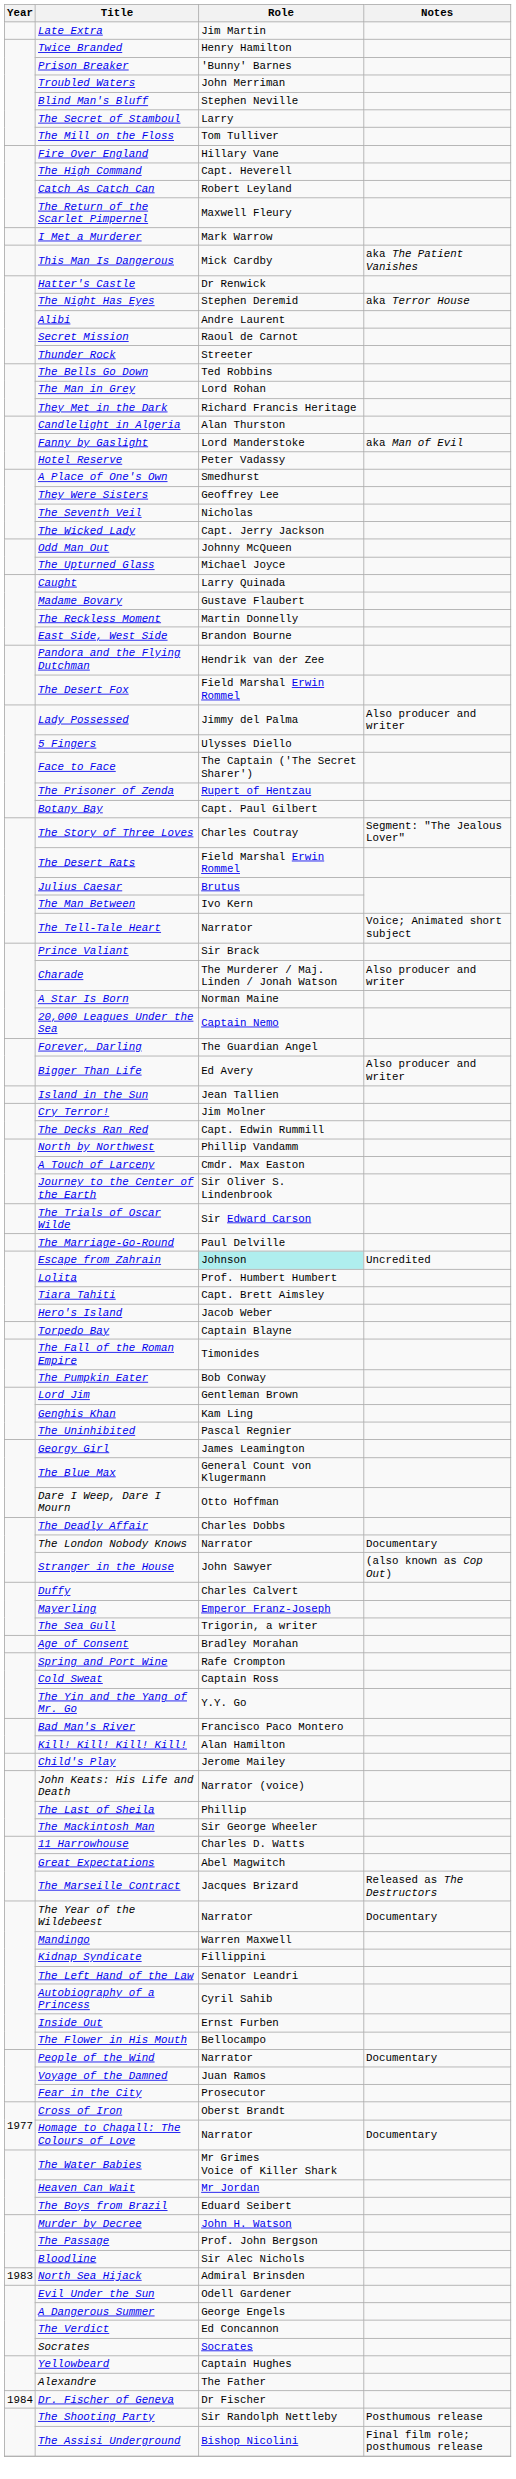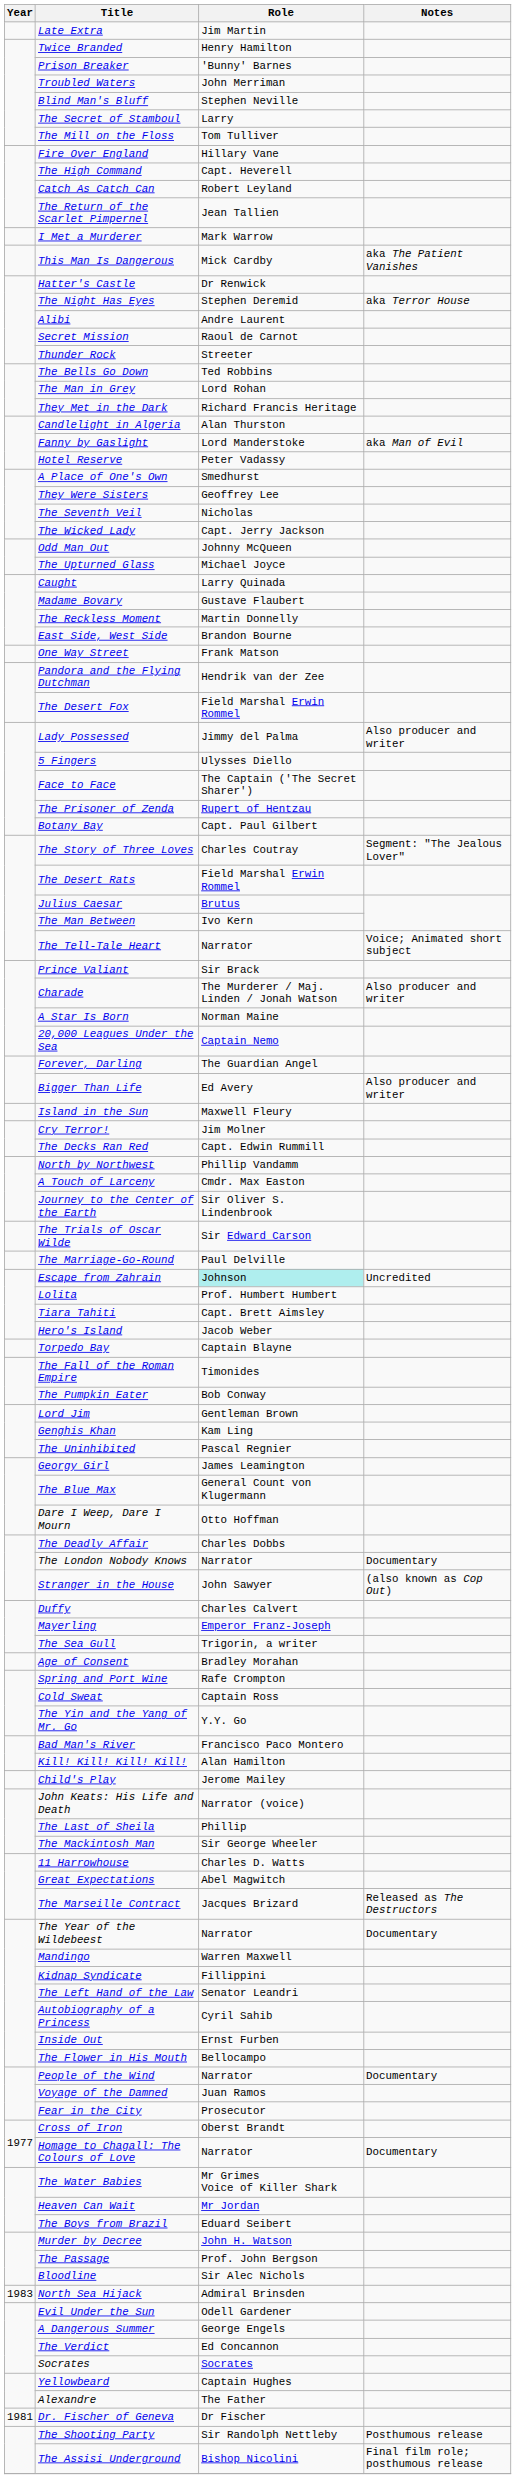(246, 213) Maxwell Fleury -> (240, 213) Jean Tallien
+ row: (83, 654)
(240, 1095) Jean Tallien -> (246, 1112) Maxwell Fleury
(20, 2400) 1984 -> (20, 2417) 1981
